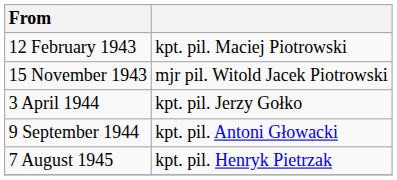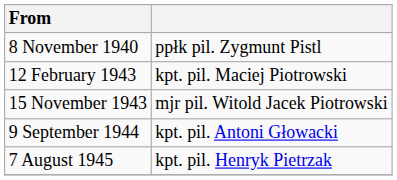+ row: (73, 47)
- row: (54, 103)
